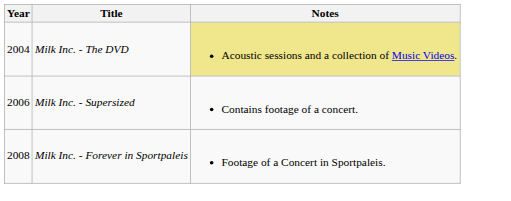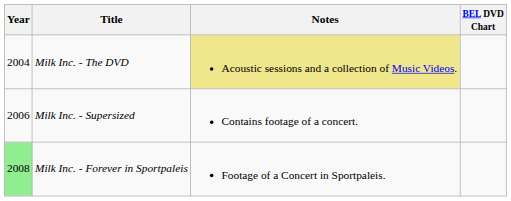+ column: (483, 20)
(18, 156) no background -> (18, 169) lightgreen background
